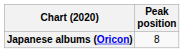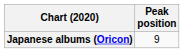(157, 39) 8 -> (157, 39) 9
